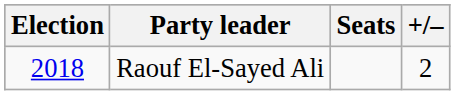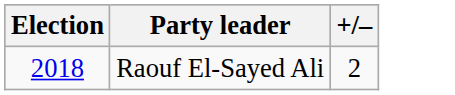- column: (366, 25)
